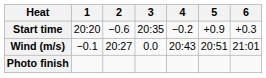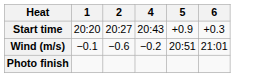- column: (151, 13)
(119, 30) −0.6 -> (119, 30) 20:27
(182, 30) −0.2 -> (151, 30) 20:43
(119, 47) 20:27 -> (119, 47) −0.6
(182, 47) 20:43 -> (151, 47) −0.2
